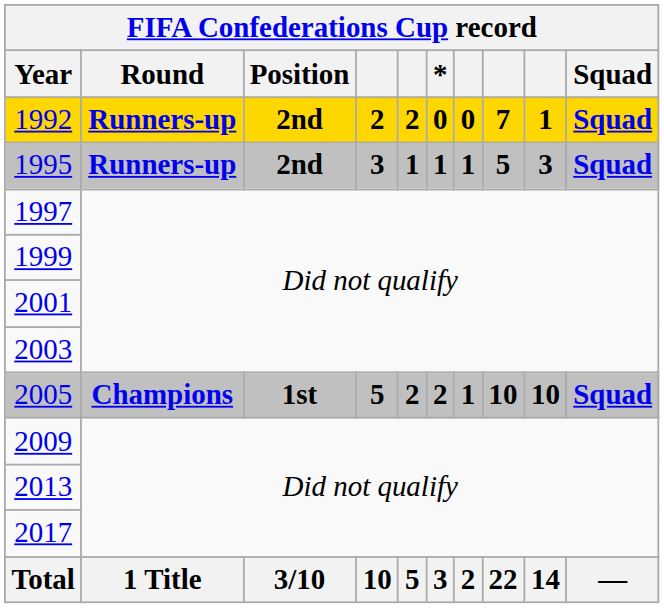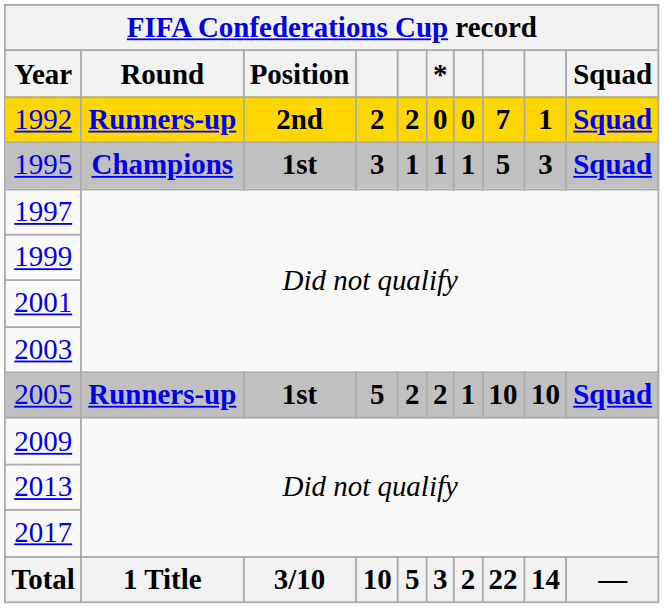(162, 165) Runners-up -> (162, 165) Champions
(300, 165) 2nd -> (300, 165) 1st
(162, 394) Champions -> (162, 394) Runners-up
